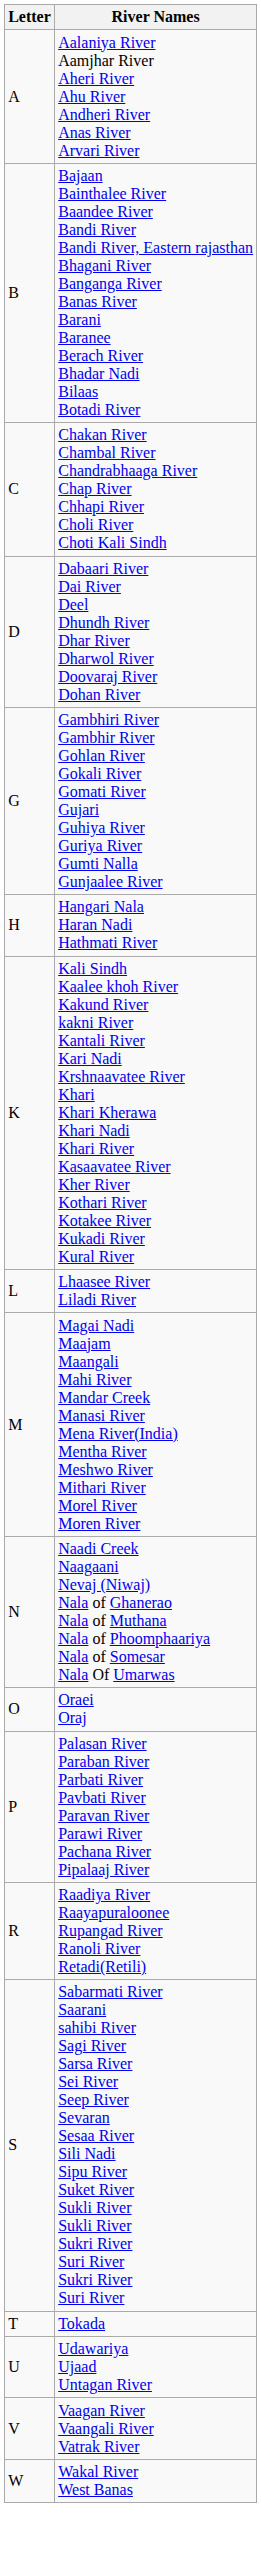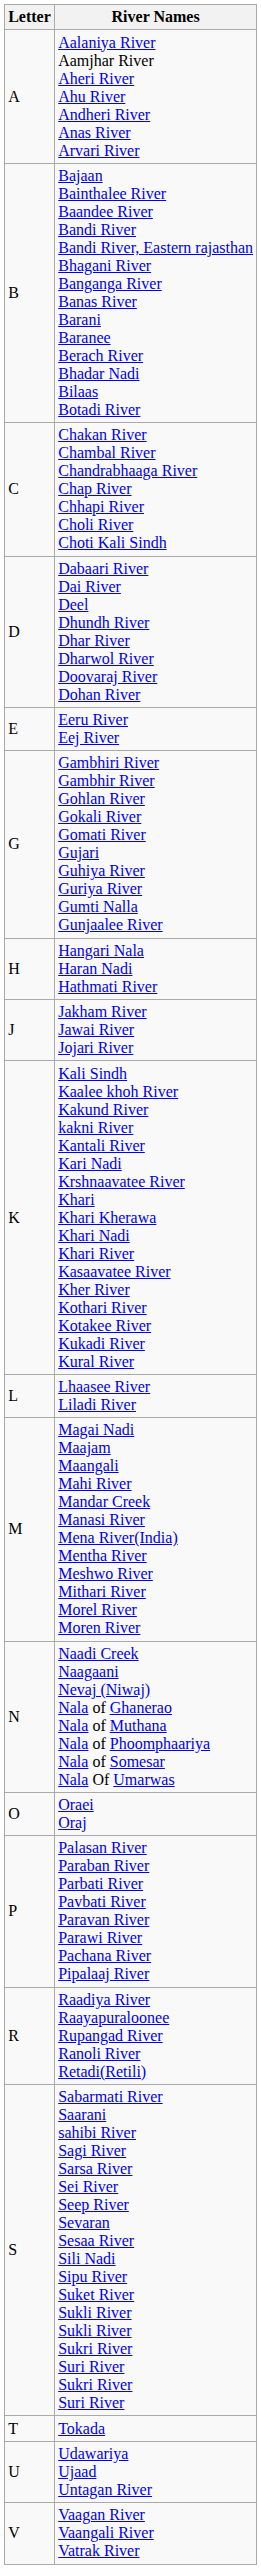+ row: (93, 729)
+ row: (102, 1030)
- row: (98, 2480)
